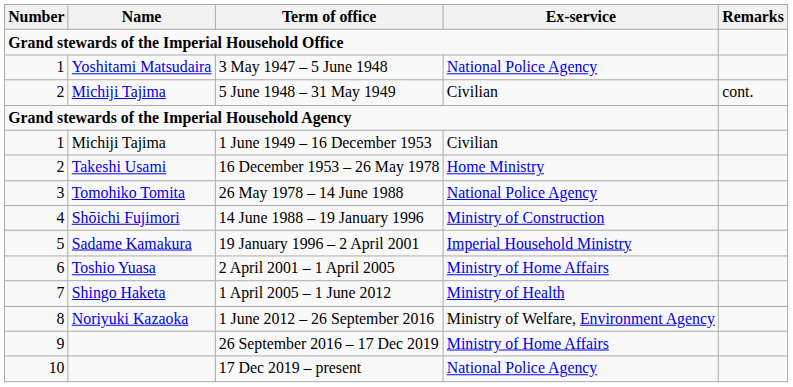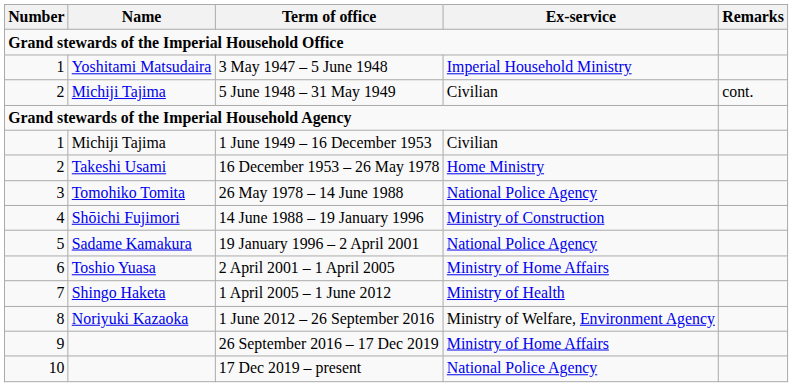(522, 67) National Police Agency -> (539, 67) Imperial Household Ministry
(539, 243) Imperial Household Ministry -> (522, 243) National Police Agency
